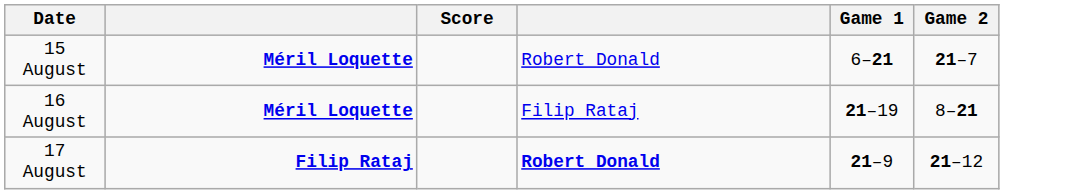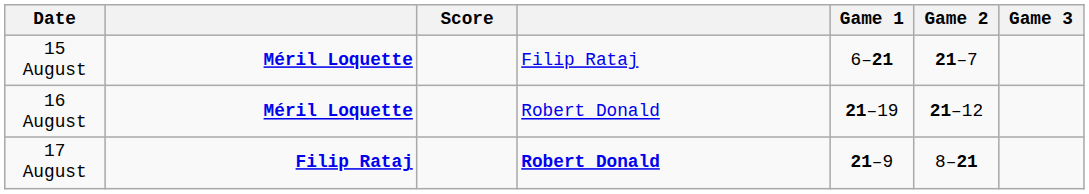+ column: (1041, 19)
(591, 60) Robert Donald -> (580, 60) Filip Rataj
(580, 111) Filip Rataj -> (591, 111) Robert Donald
(956, 111) 8–21 -> (956, 111) 21–12
(956, 162) 21–12 -> (956, 162) 8–21
